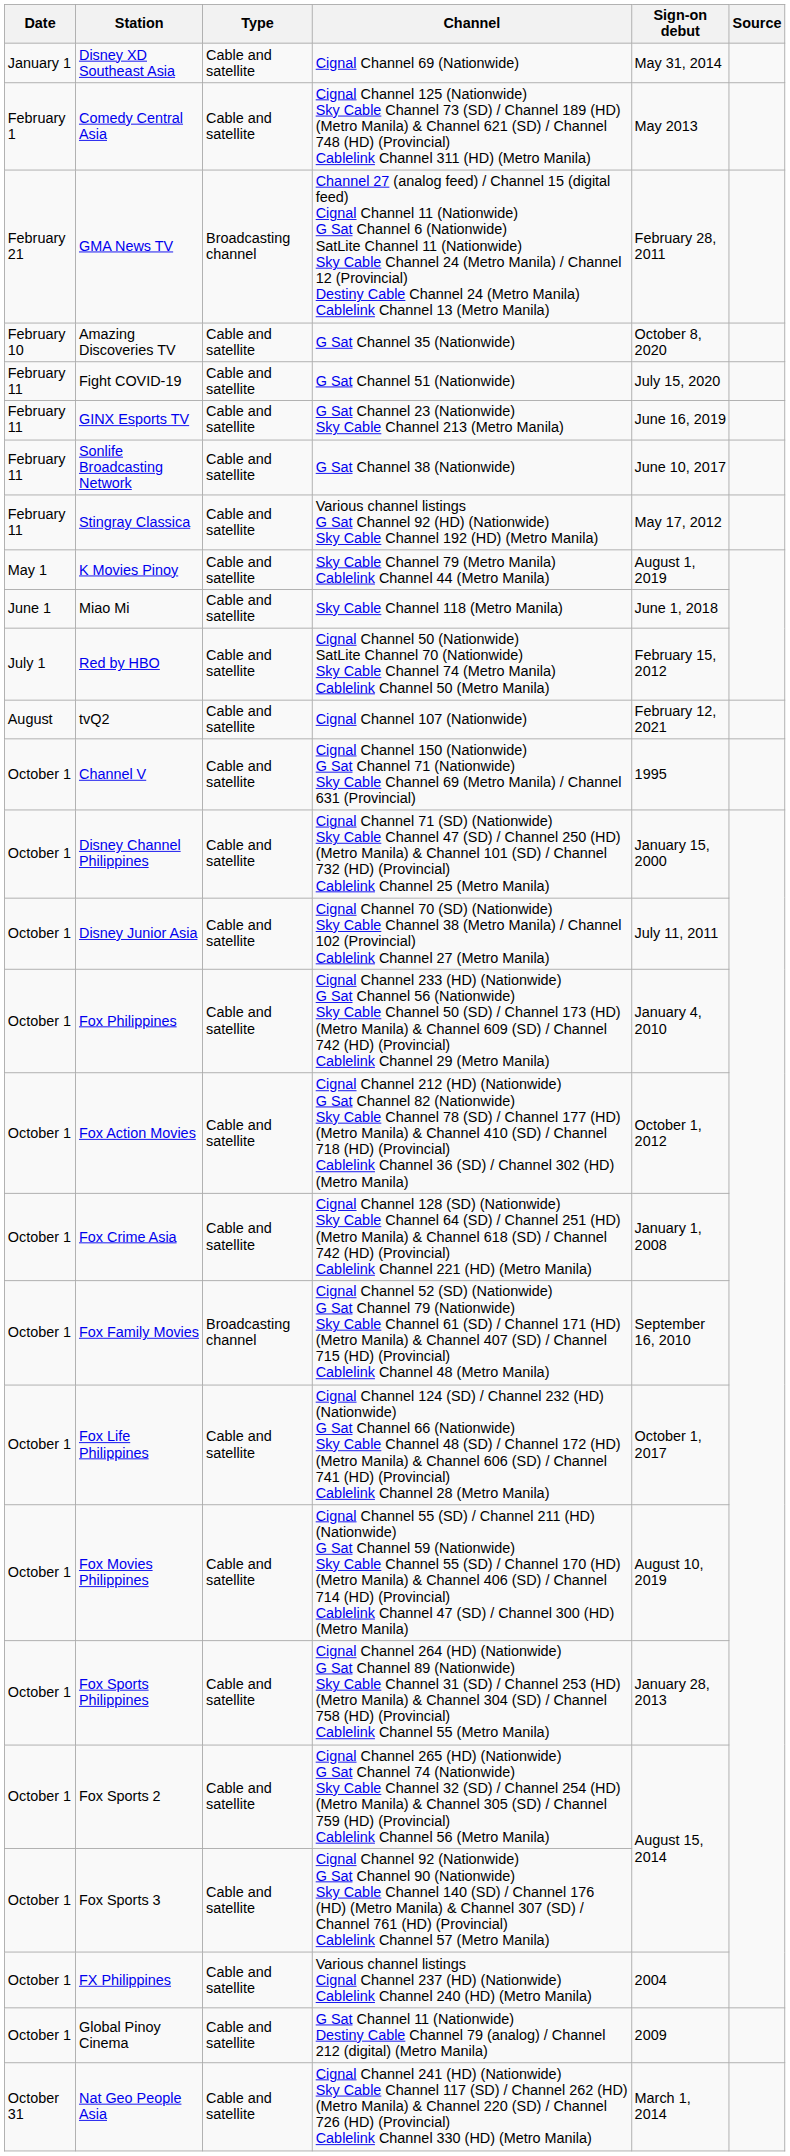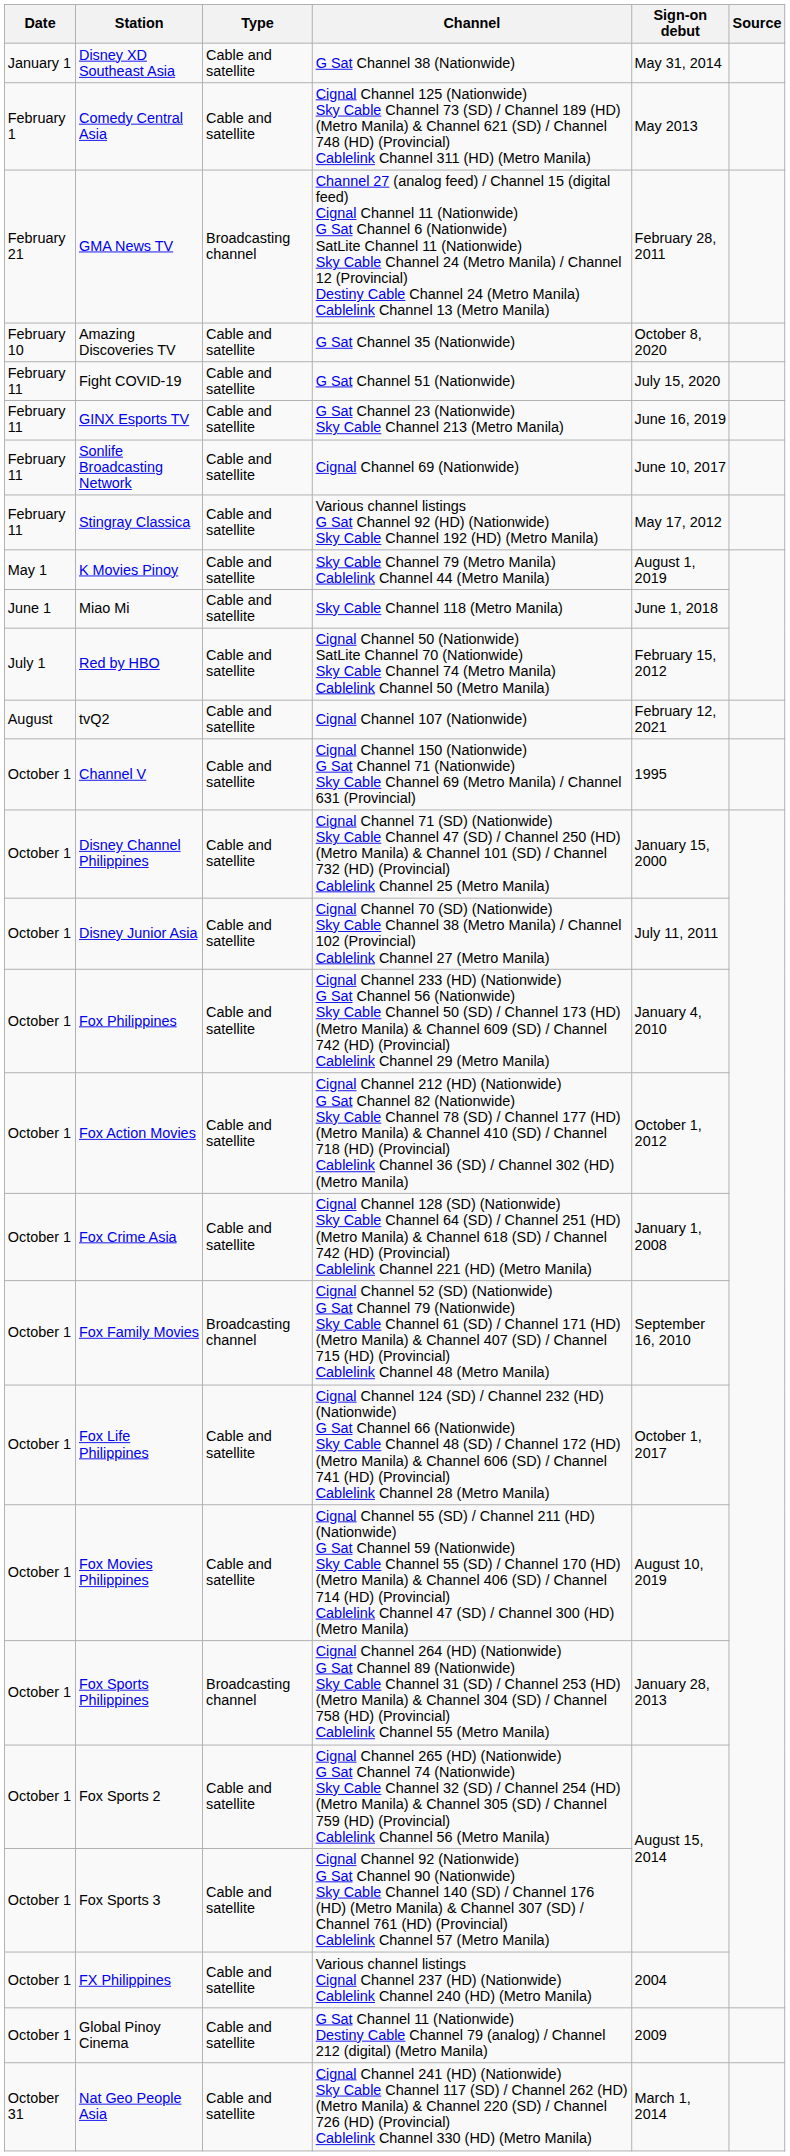(417, 63) Cignal Channel 69 (Nationwide) -> (415, 63) G Sat Channel 38 (Nationwide)
(415, 467) G Sat Channel 38 (Nationwide) -> (417, 467) Cignal Channel 69 (Nationwide)
(239, 1692) Cable and satellite -> (248, 1692) Broadcasting channel
